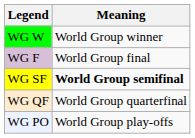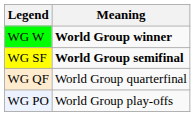(109, 36) normal -> (113, 36) bold
- row: (23, 58)
